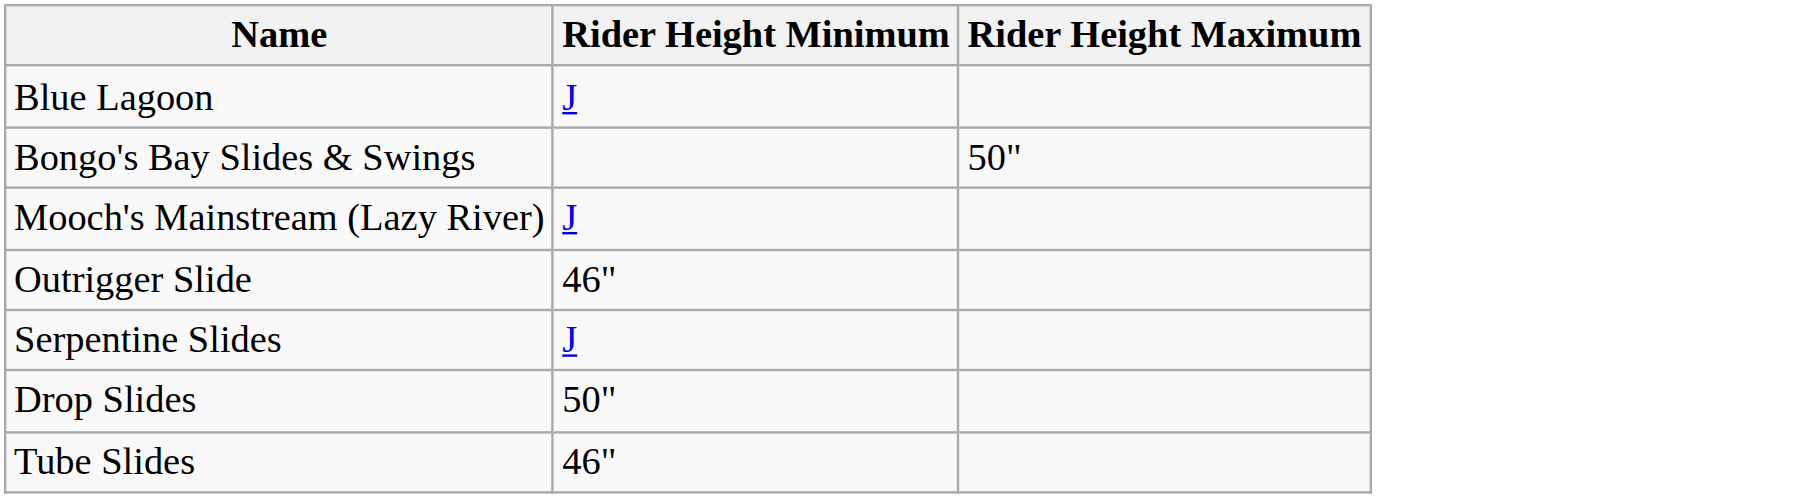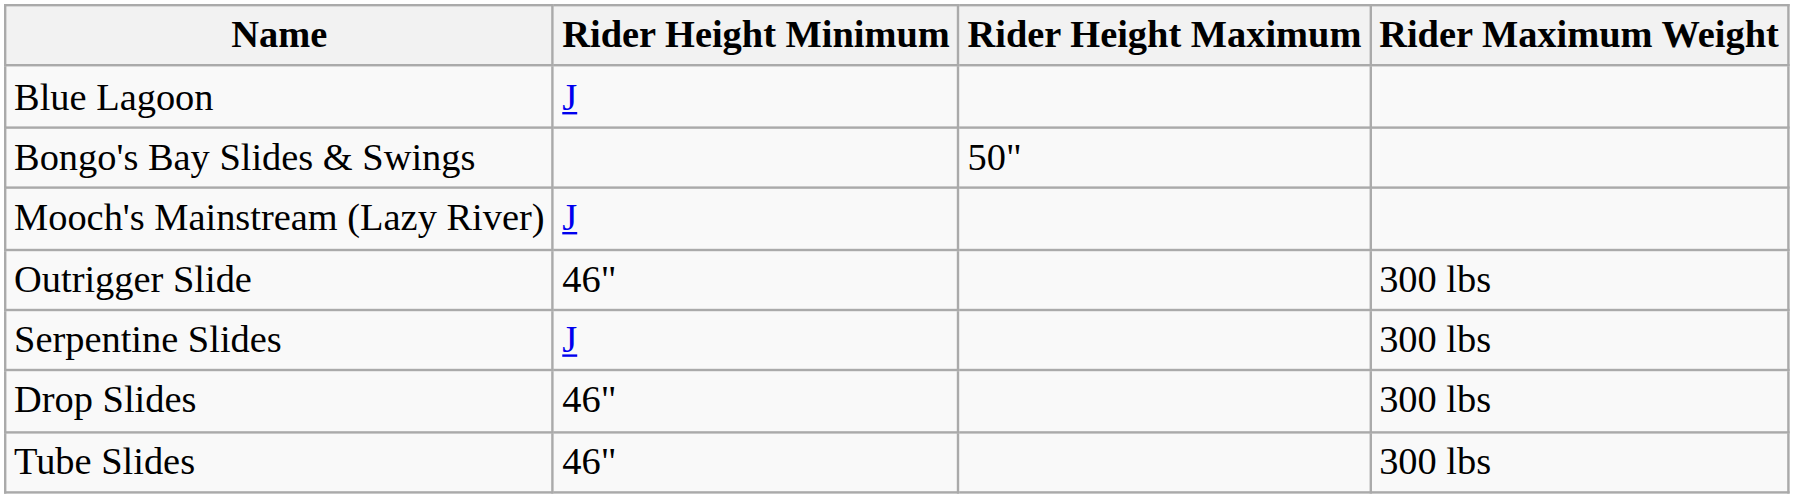+ column: (1579, 34)
(589, 400) 50" -> (589, 400) 46"
